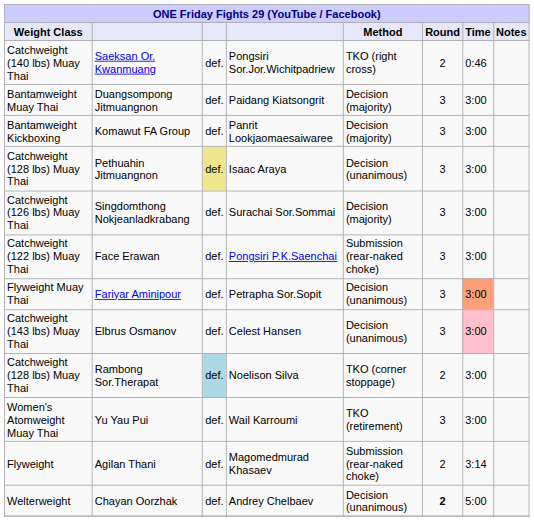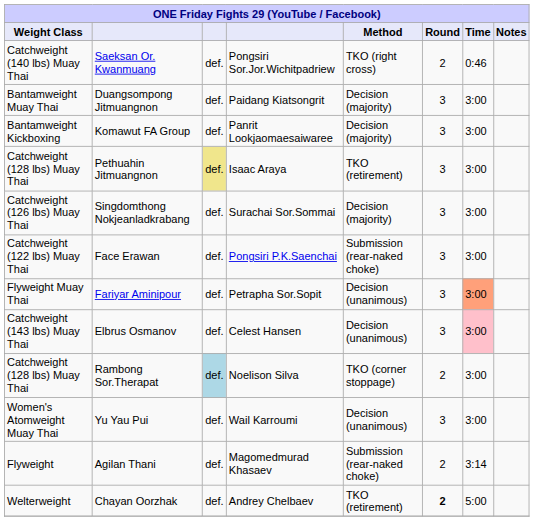(376, 169) Decision (unanimous) -> (374, 169) TKO (retirement)
(374, 419) TKO (retirement) -> (376, 419) Decision (unanimous)
(376, 501) Decision (unanimous) -> (374, 501) TKO (retirement)
